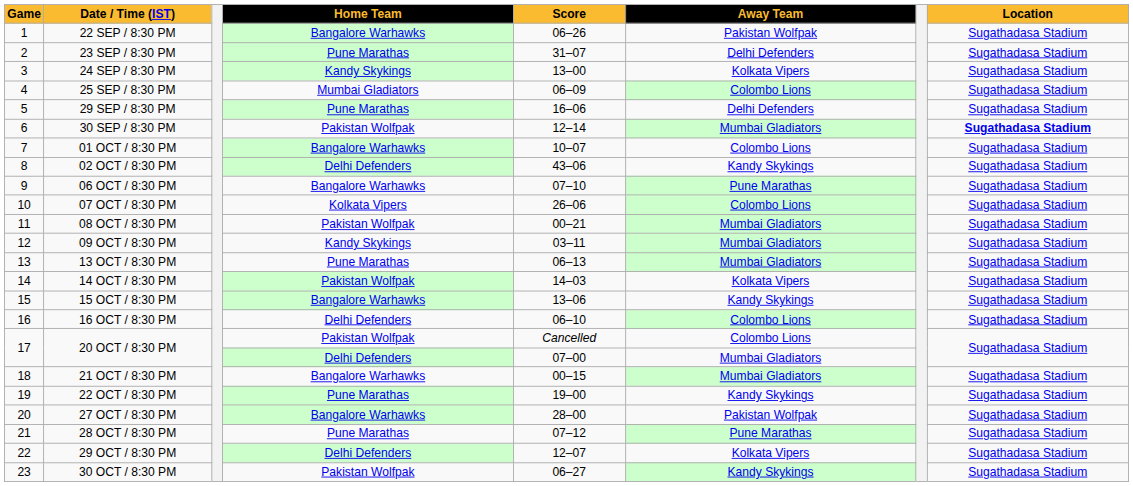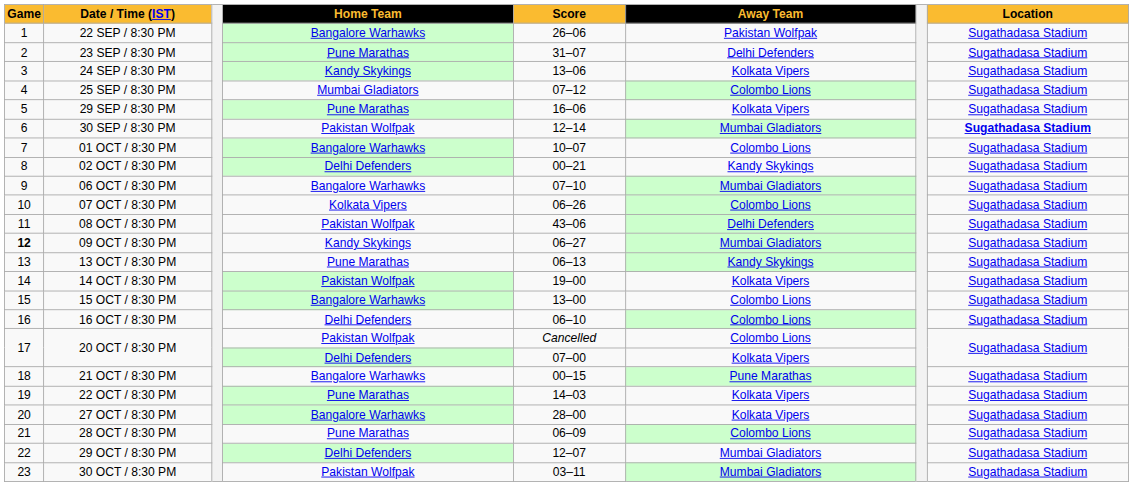(569, 33) 06–26 -> (569, 33) 26–06
(569, 71) 13–00 -> (569, 71) 13–06
(569, 90) 06–09 -> (569, 90) 07–12
(771, 109) Delhi Defenders -> (771, 109) Kolkata Vipers
(569, 166) 43–06 -> (569, 166) 00–21
(771, 185) Pune Marathas -> (771, 185) Mumbai Gladiators
(569, 204) 26–06 -> (569, 204) 06–26
(569, 223) 00–21 -> (569, 223) 43–06
(771, 223) Mumbai Gladiators -> (771, 223) Delhi Defenders
(24, 243) normal -> (24, 243) bold
(569, 243) 03–11 -> (569, 243) 06–27
(771, 262) Mumbai Gladiators -> (771, 262) Kandy Skykings
(569, 281) 14–03 -> (569, 281) 19–00
(569, 300) 13–06 -> (569, 300) 13–00
(771, 300) Kandy Skykings -> (771, 300) Colombo Lions
(771, 357) Mumbai Gladiators -> (771, 357) Kolkata Vipers
(771, 376) Mumbai Gladiators -> (771, 376) Pune Marathas
(569, 395) 19–00 -> (569, 395) 14–03
(771, 395) Kandy Skykings -> (771, 395) Kolkata Vipers
(771, 414) Pakistan Wolfpak -> (771, 414) Kolkata Vipers
(569, 433) 07–12 -> (569, 433) 06–09
(771, 433) Pune Marathas -> (771, 433) Colombo Lions
(771, 452) Kolkata Vipers -> (771, 452) Mumbai Gladiators
(569, 471) 06–27 -> (569, 471) 03–11
(771, 471) Kandy Skykings -> (771, 471) Mumbai Gladiators
